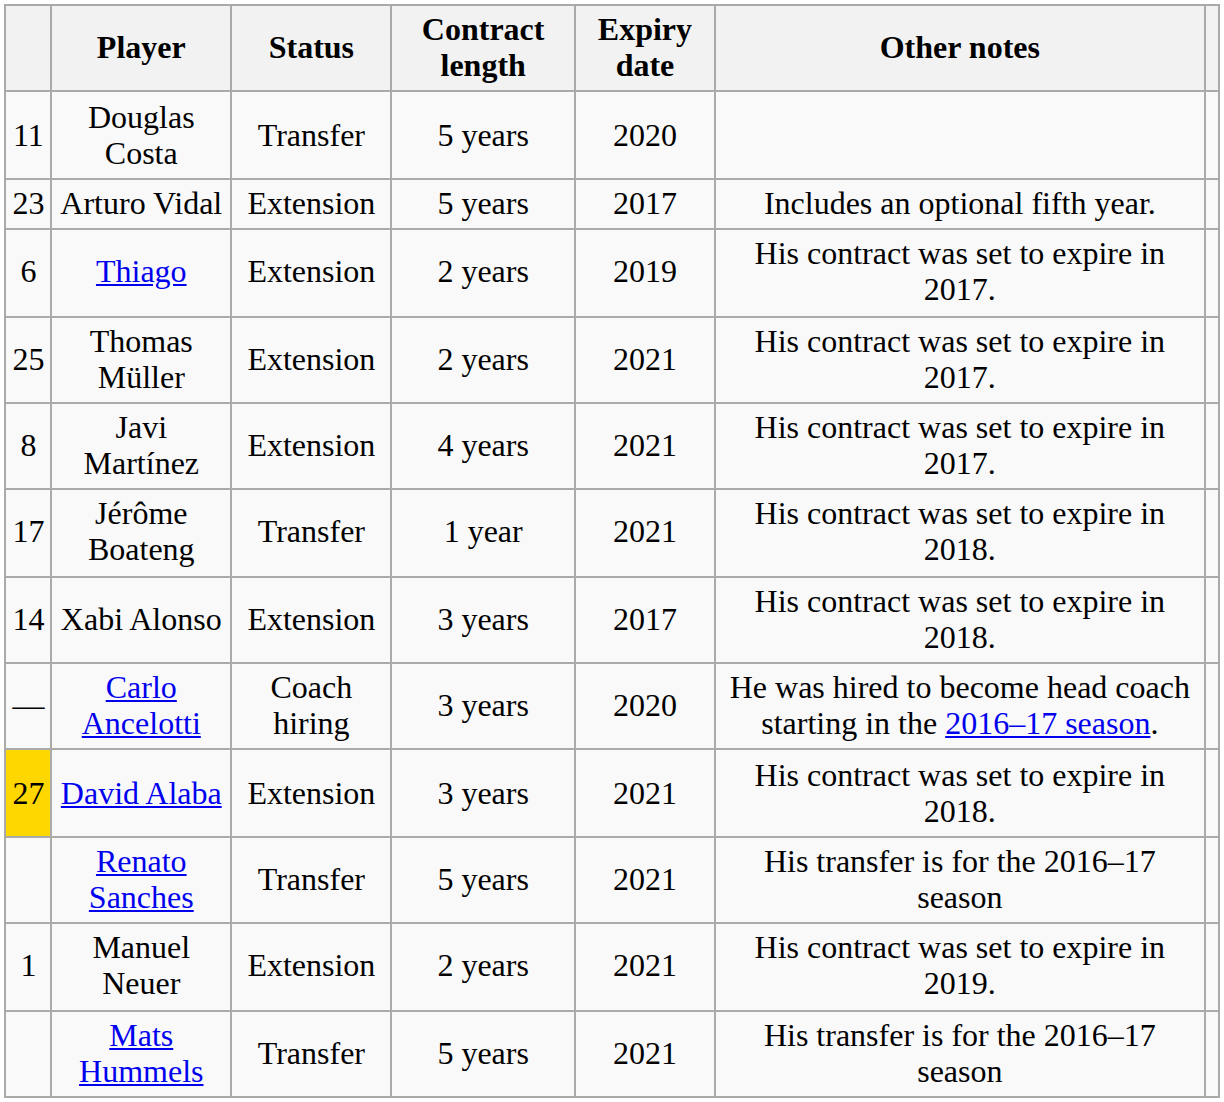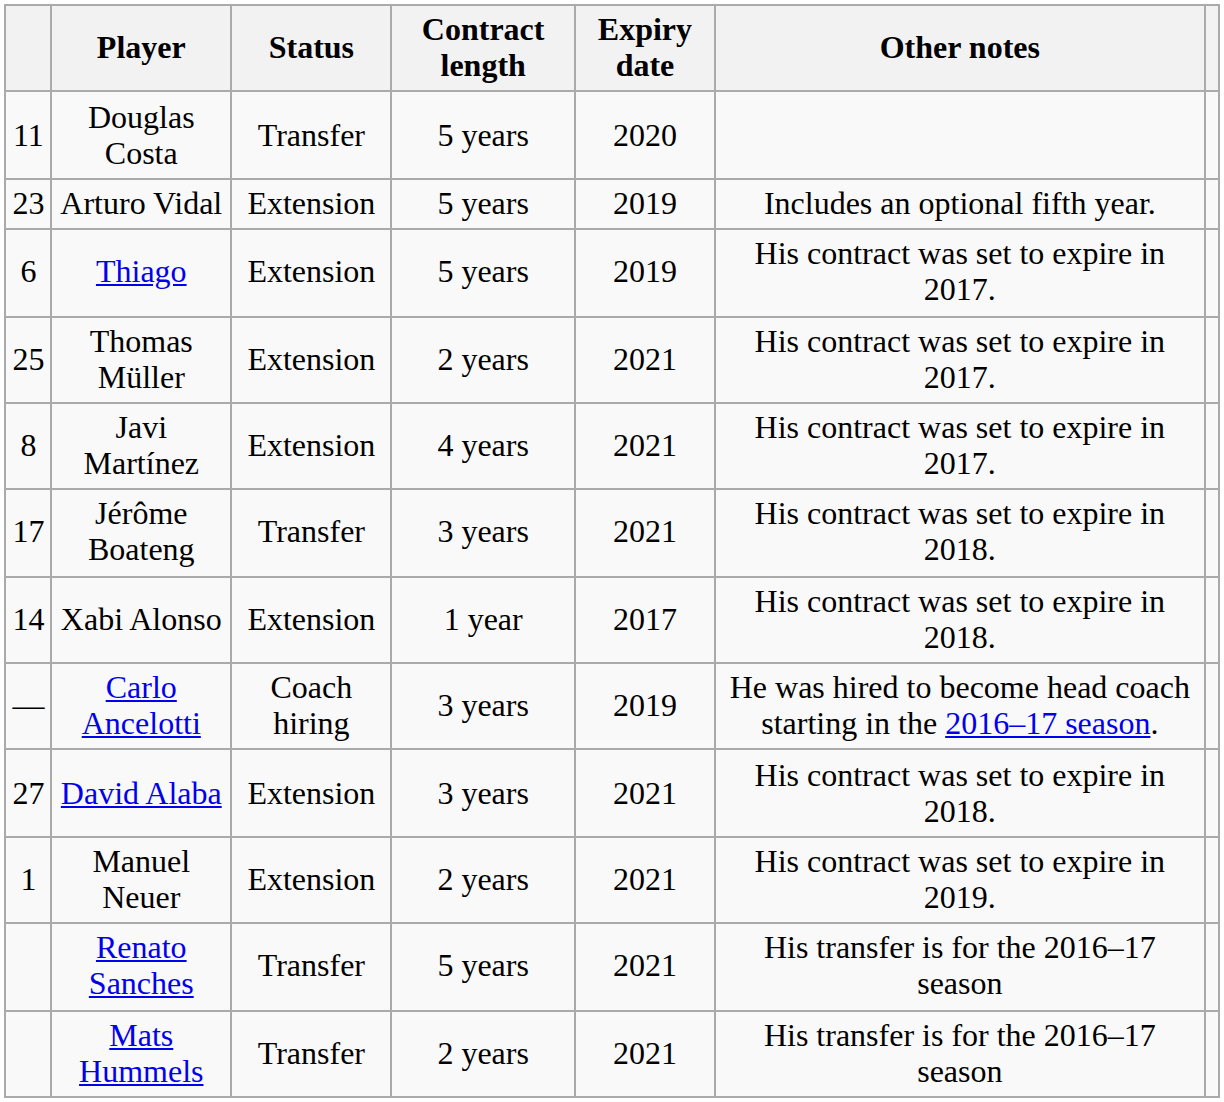(645, 203) 2017 -> (645, 203) 2019
(483, 272) 2 years -> (483, 272) 5 years
(483, 532) 1 year -> (483, 532) 3 years
(483, 619) 3 years -> (483, 619) 1 year
(645, 705) 2020 -> (645, 705) 2019
(28, 792) gold background -> (28, 792) no background
rows swapped: (141, 966) <-> (141, 879)
(483, 1052) 5 years -> (483, 1052) 2 years
